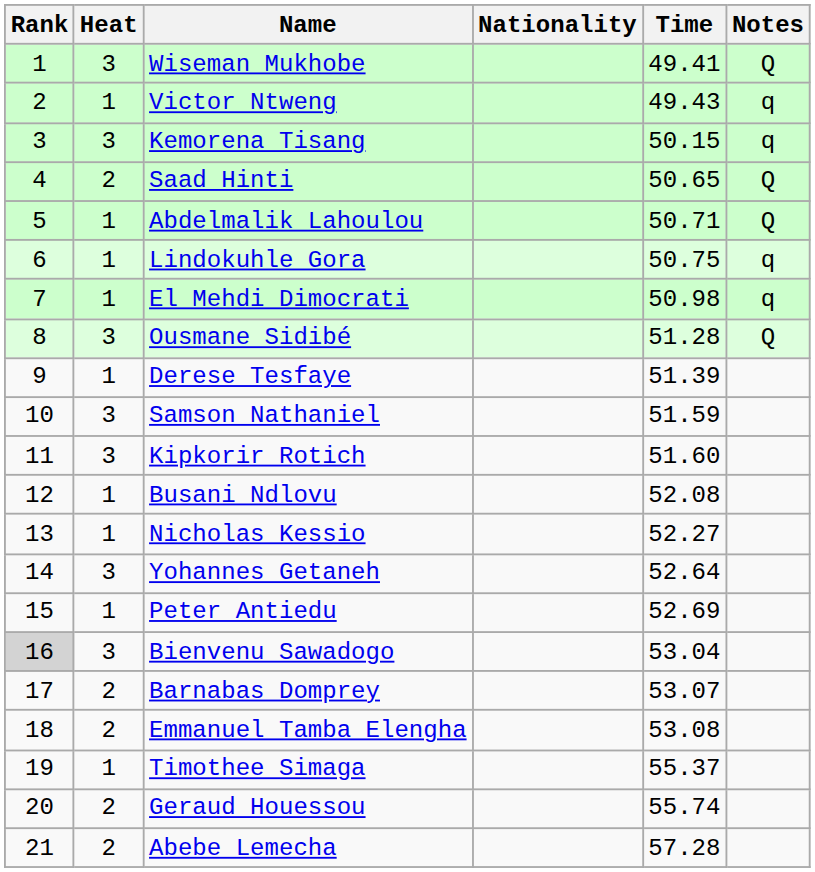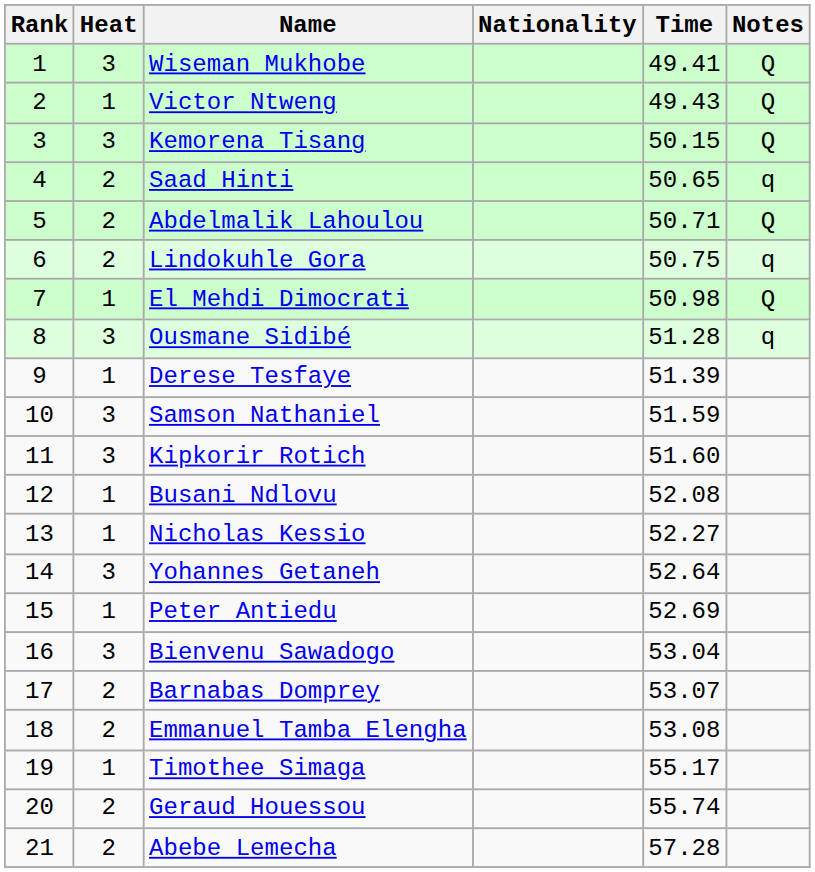(768, 103) q -> (768, 103) Q
(768, 142) q -> (768, 142) Q
(768, 181) Q -> (768, 181) q
(109, 221) 1 -> (109, 221) 2
(109, 260) 1 -> (109, 260) 2
(768, 299) q -> (768, 299) Q
(768, 338) Q -> (768, 338) q
(40, 652) lightgrey background -> (40, 652) no background
(684, 769) 55.37 -> (684, 769) 55.17
